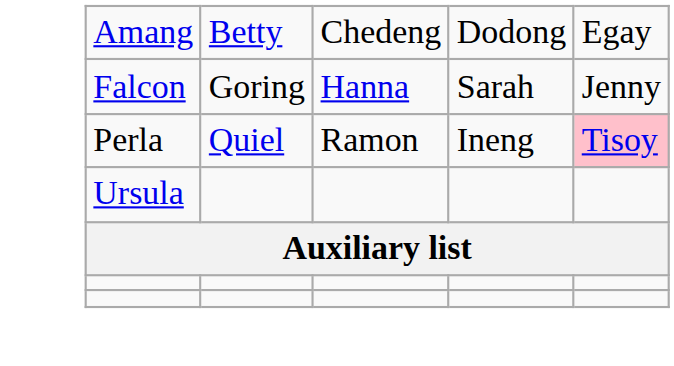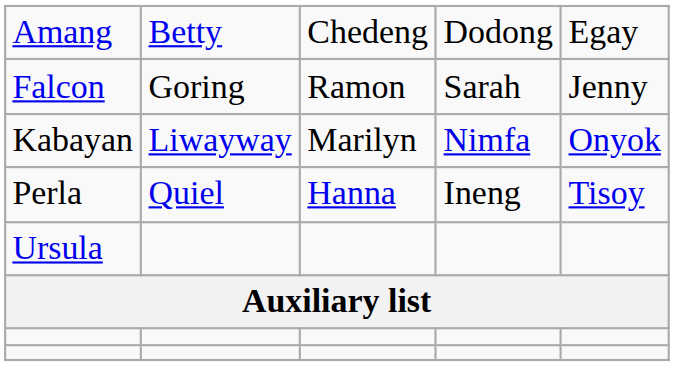(365, 86) Hanna -> (356, 86) Ramon
+ row: (73, 139)
(370, 139) Ramon -> (352, 193) Hanna
(620, 139) pink background -> (607, 193) no background
